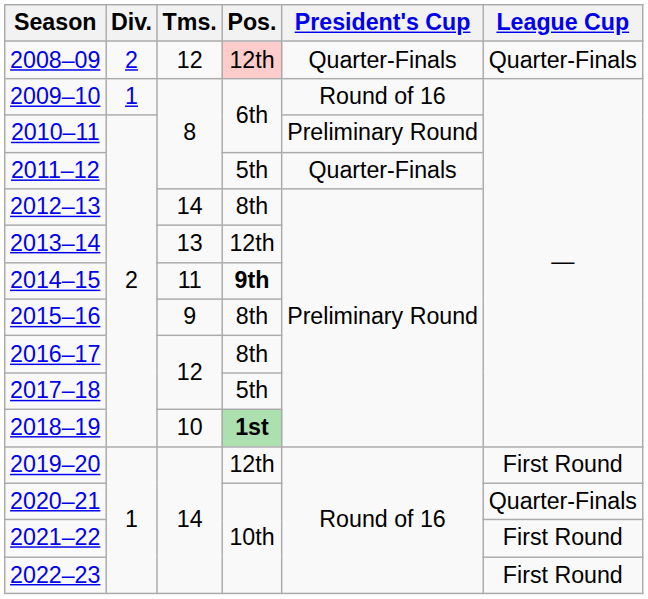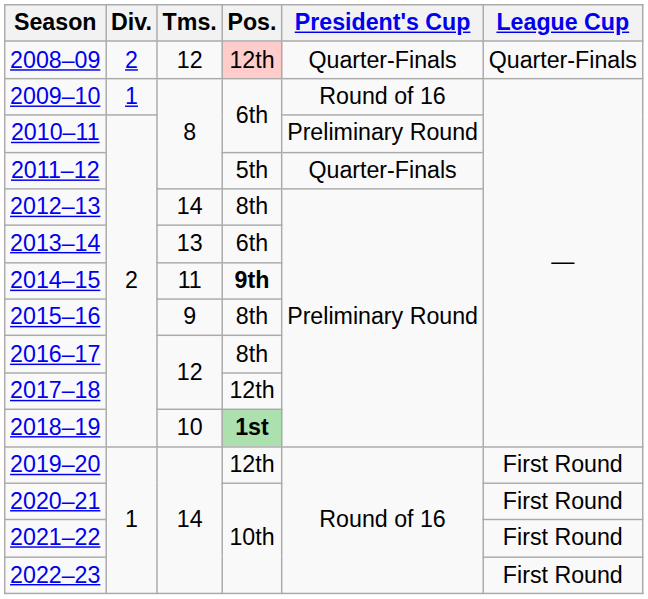(252, 243) 12th -> (252, 243) 6th
(252, 390) 5th -> (252, 390) 12th
(563, 501) Quarter-Finals -> (563, 501) First Round
